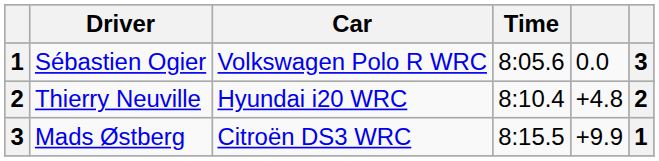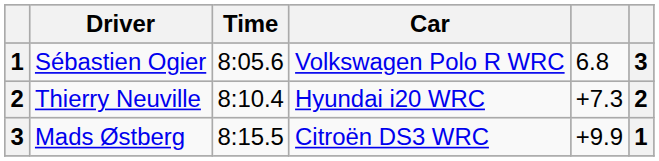columns swapped: (352, 24) <-> (531, 24)
(592, 62) 0.0 -> (592, 62) 6.8
(599, 100) +4.8 -> (599, 100) +7.3
